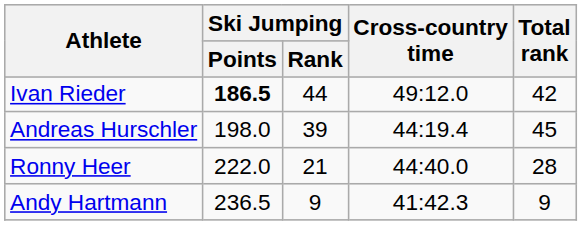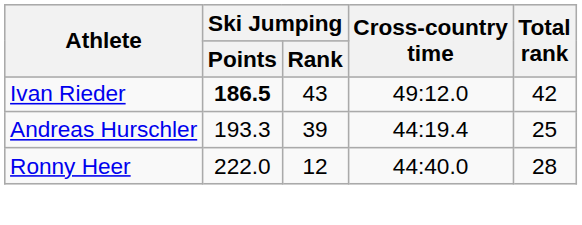(315, 94) 44 -> (315, 94) 43
(242, 130) 198.0 -> (242, 130) 193.3
(544, 130) 45 -> (544, 130) 25
(315, 166) 21 -> (315, 166) 12
- row: (89, 202)
